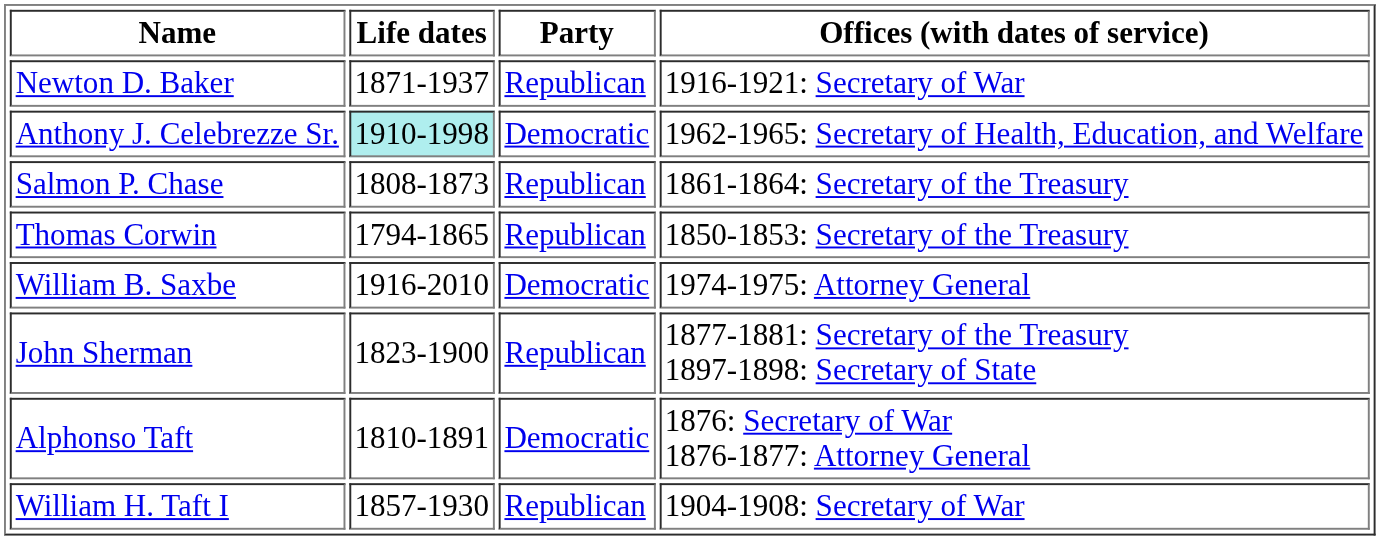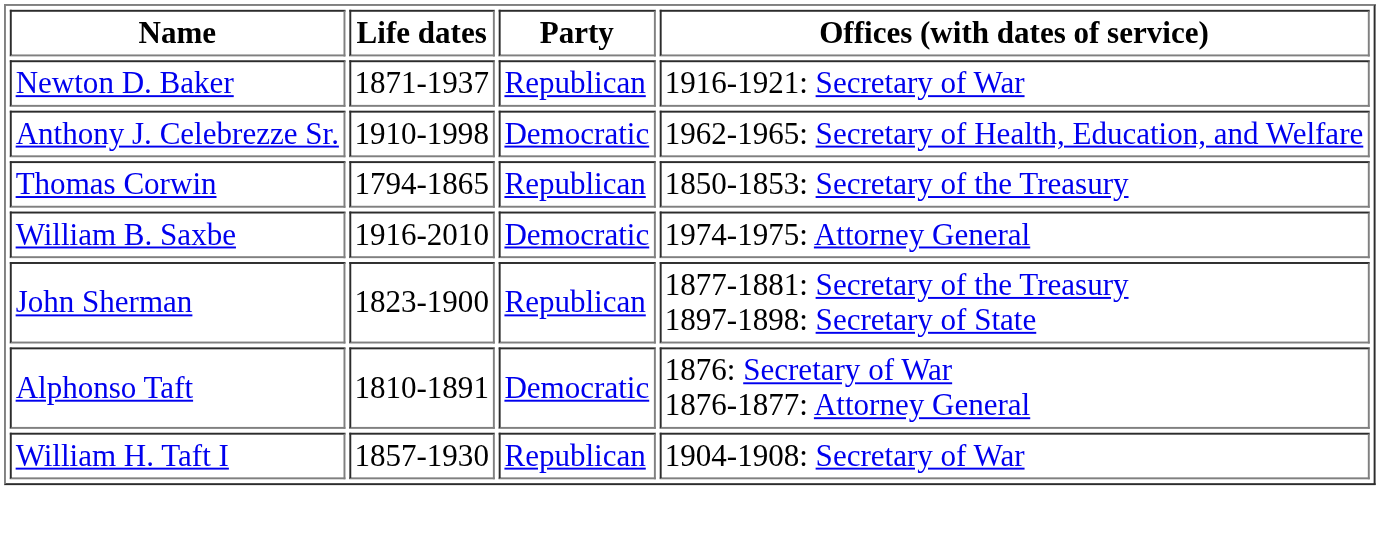(422, 133) paleturquoise background -> (422, 133) no background
- row: (120, 183)
